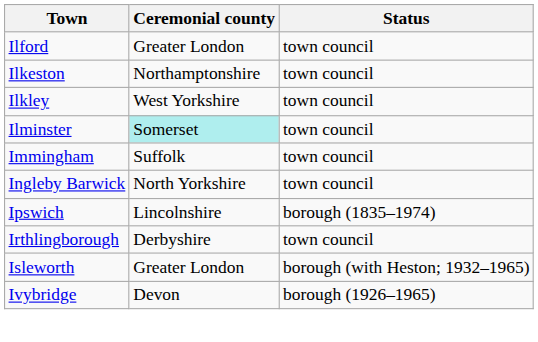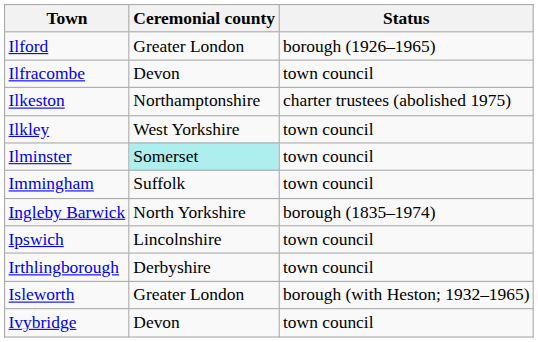(328, 45) town council -> (359, 45) borough (1926–1965)
+ row: (47, 73)
(328, 73) town council -> (397, 101) charter trustees (abolished 1975)
(328, 184) town council -> (359, 211) borough (1835–1974)
(359, 211) borough (1835–1974) -> (328, 239) town council
(359, 294) borough (1926–1965) -> (328, 322) town council
